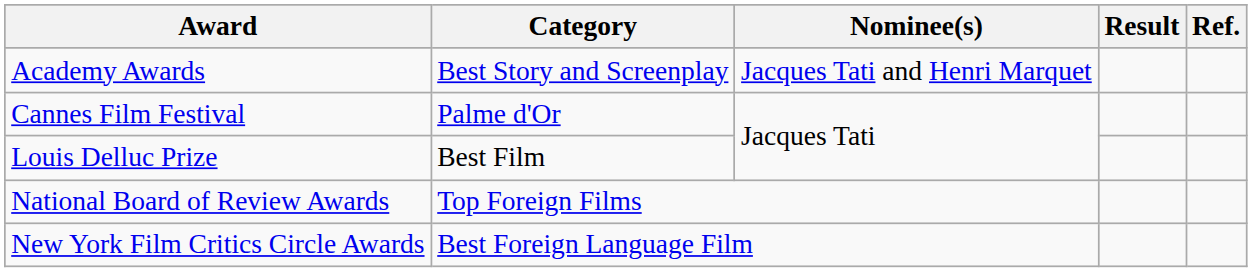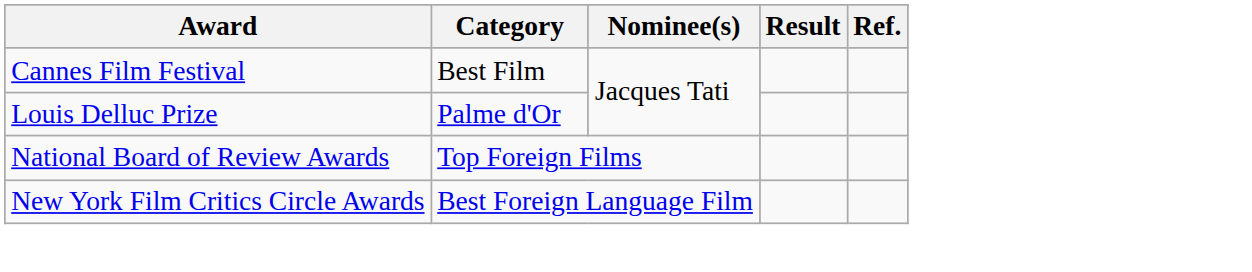- row: (108, 69)
(499, 113) Palme d'Or -> (491, 69) Best Film
(491, 157) Best Film -> (499, 113) Palme d'Or
